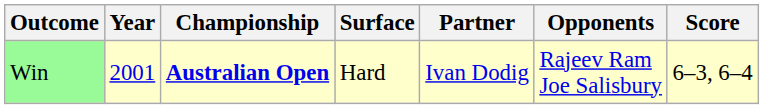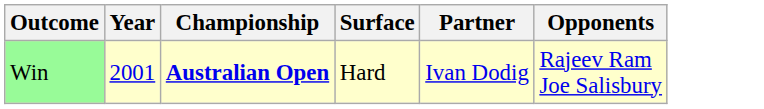- column: (713, 22)
